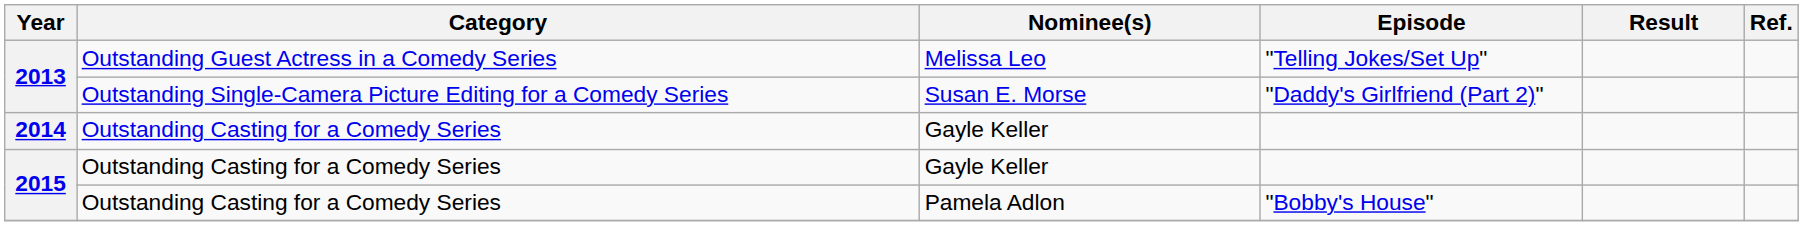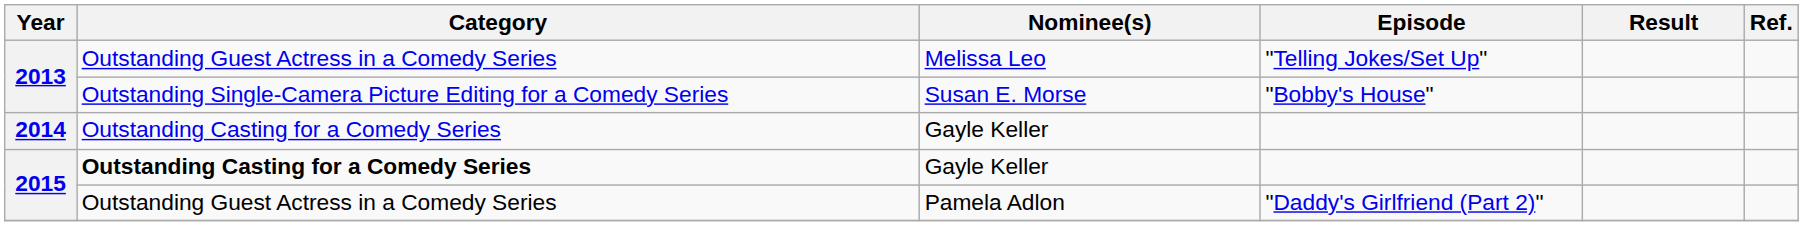(1404, 94) "Daddy's Girlfriend (Part 2)" -> (1350, 94) "Bobby's House"
(291, 166) normal -> (306, 166) bold
(291, 202) Outstanding Casting for a Comedy Series -> (319, 202) Outstanding Guest Actress in a Comedy Series
(1350, 202) "Bobby's House" -> (1404, 202) "Daddy's Girlfriend (Part 2)"
